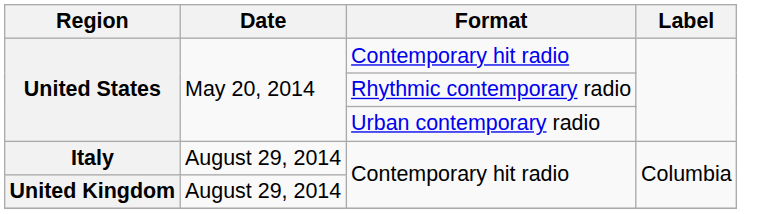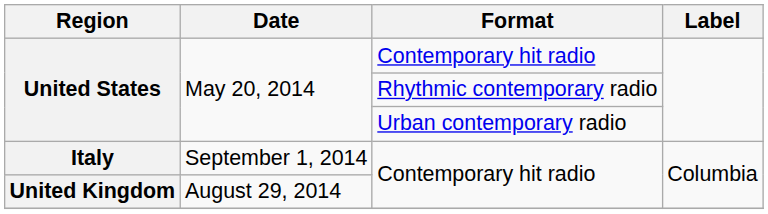(263, 157) August 29, 2014 -> (276, 157) September 1, 2014
